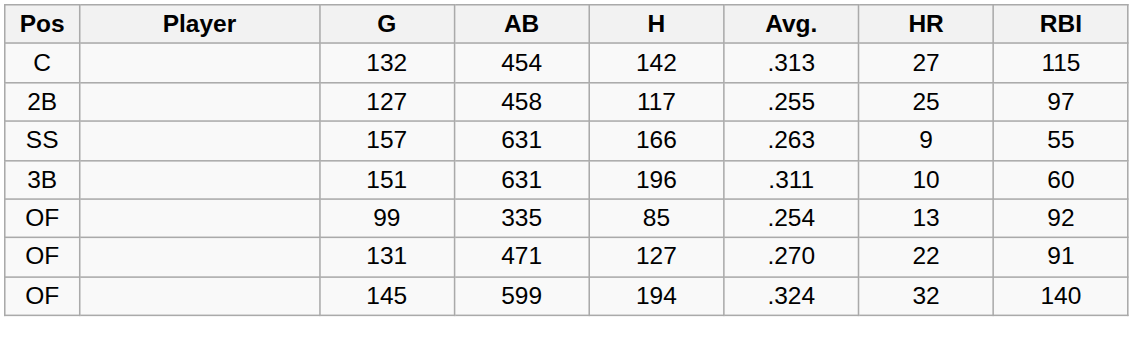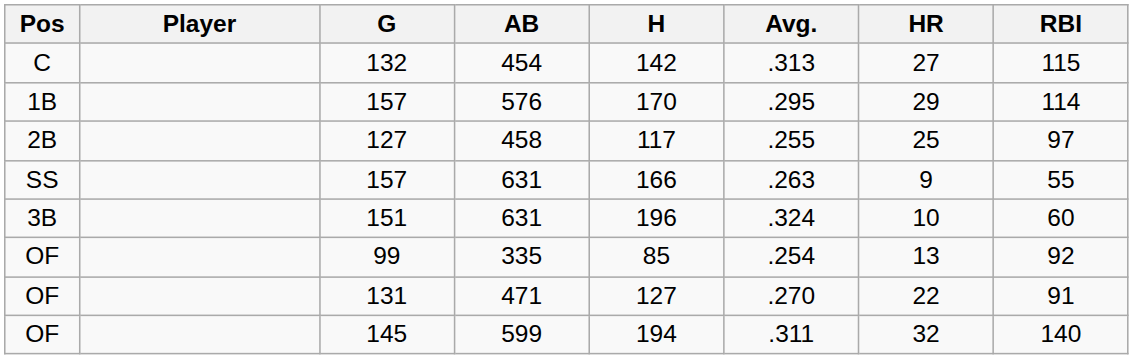+ row: (387, 101)
(791, 179) .311 -> (791, 218) .324
(791, 295) .324 -> (791, 334) .311
